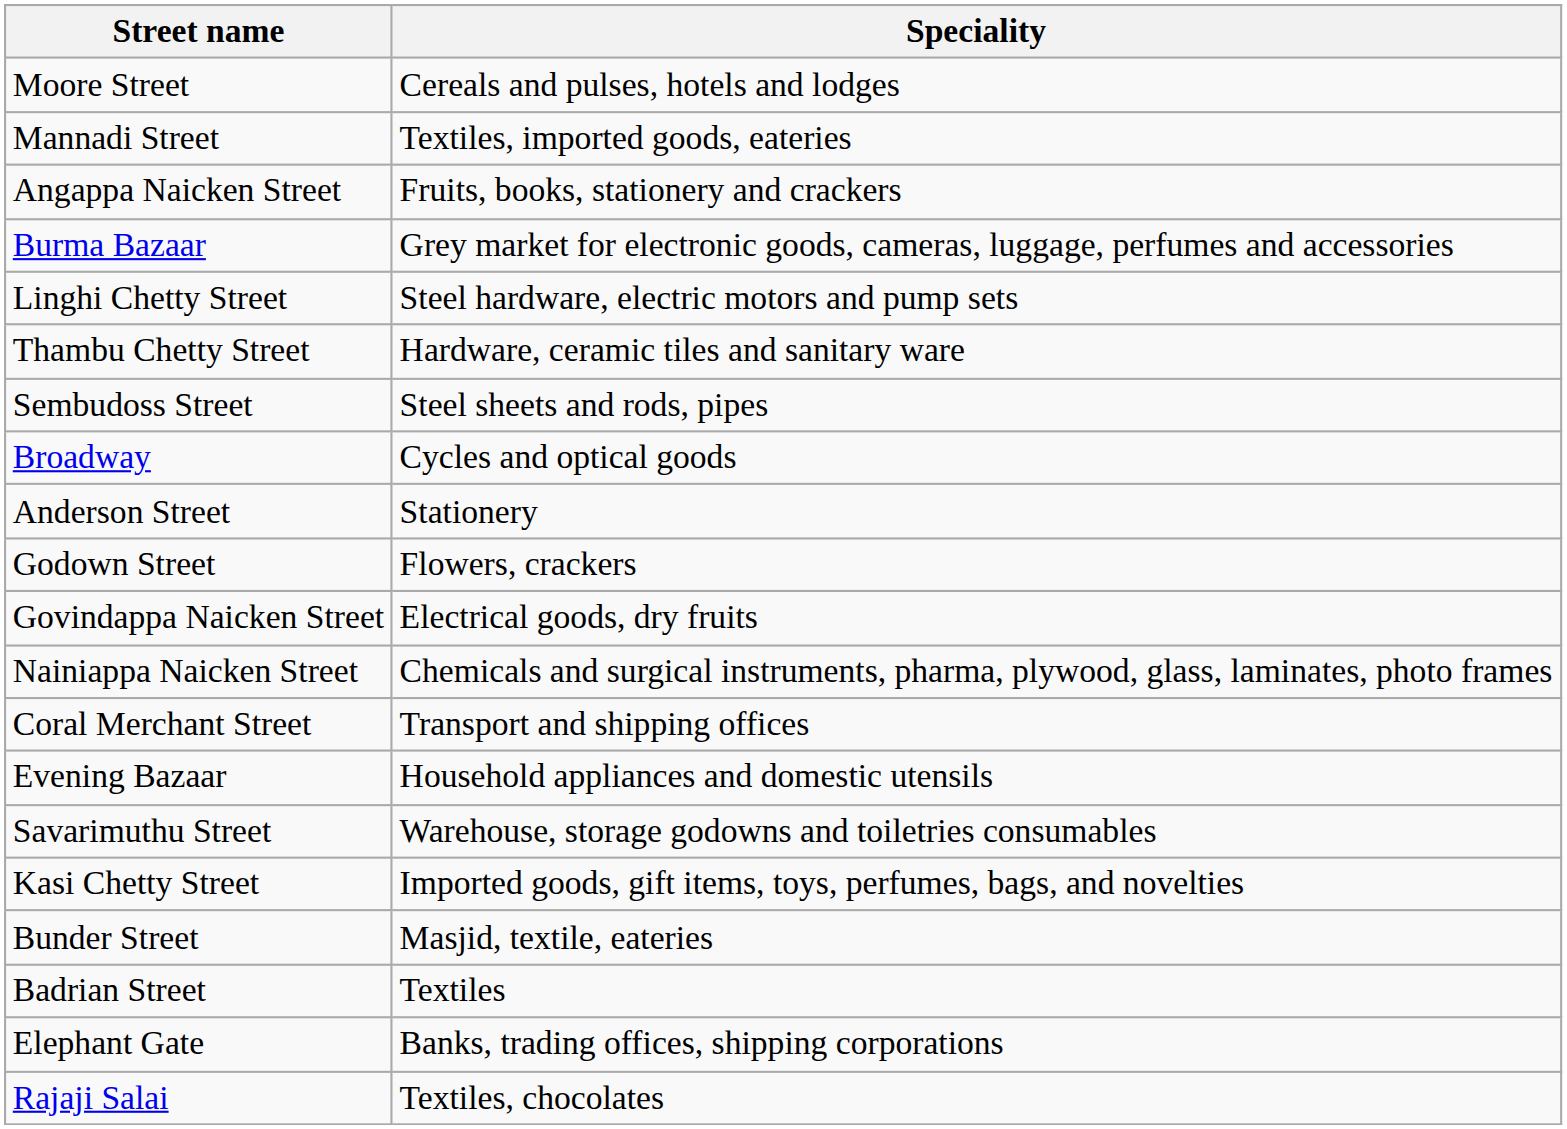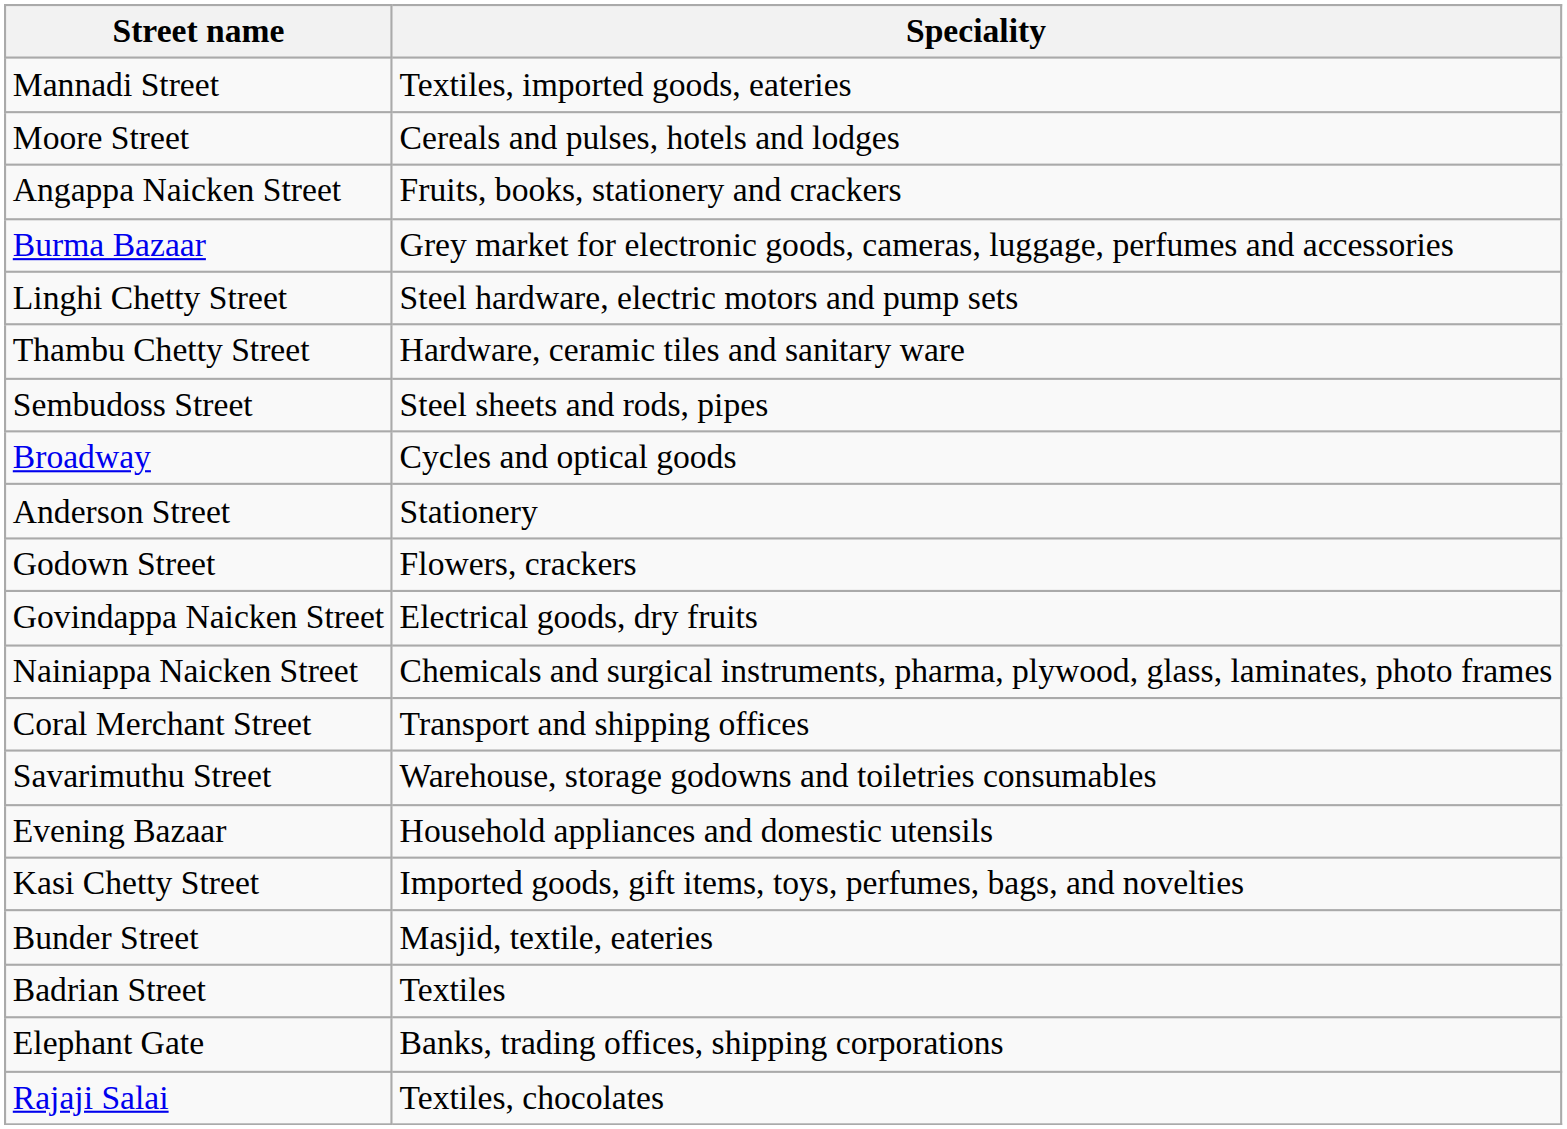rows swapped: (116, 137) <-> (101, 84)
rows swapped: (142, 830) <-> (120, 777)
